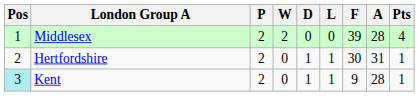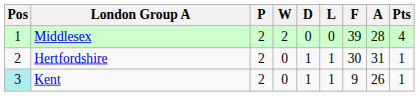(378, 79) 28 -> (378, 79) 26
